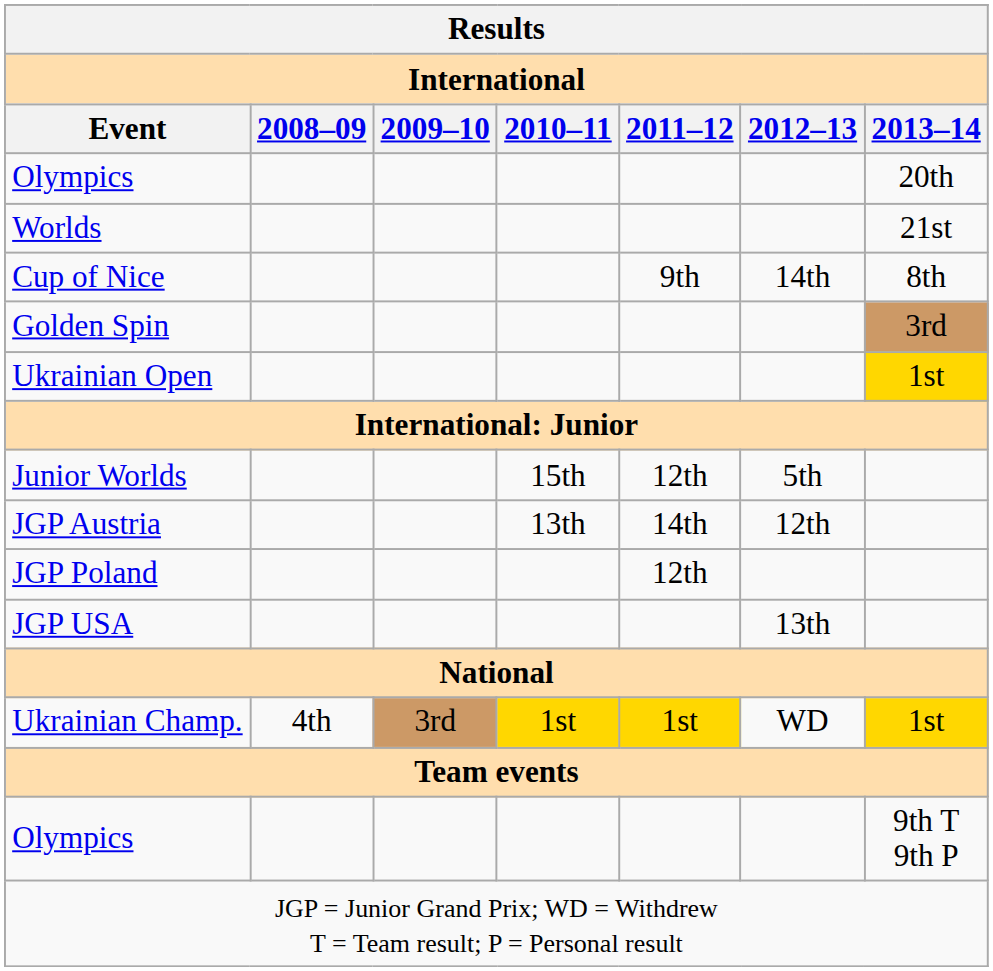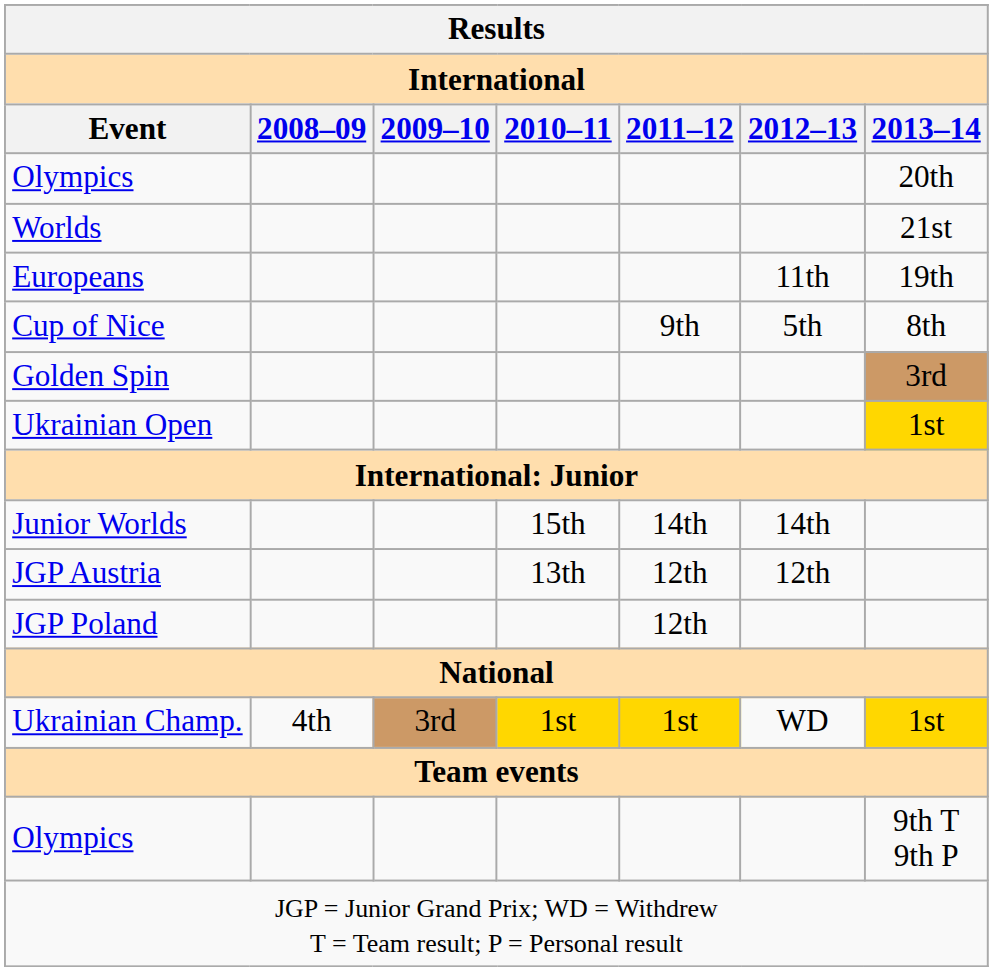+ row: (78, 276)
(803, 276) 14th -> (803, 326) 5th
(680, 474) 12th -> (680, 524) 14th
(803, 474) 5th -> (803, 524) 14th
(680, 524) 14th -> (680, 573) 12th
- row: (73, 623)
